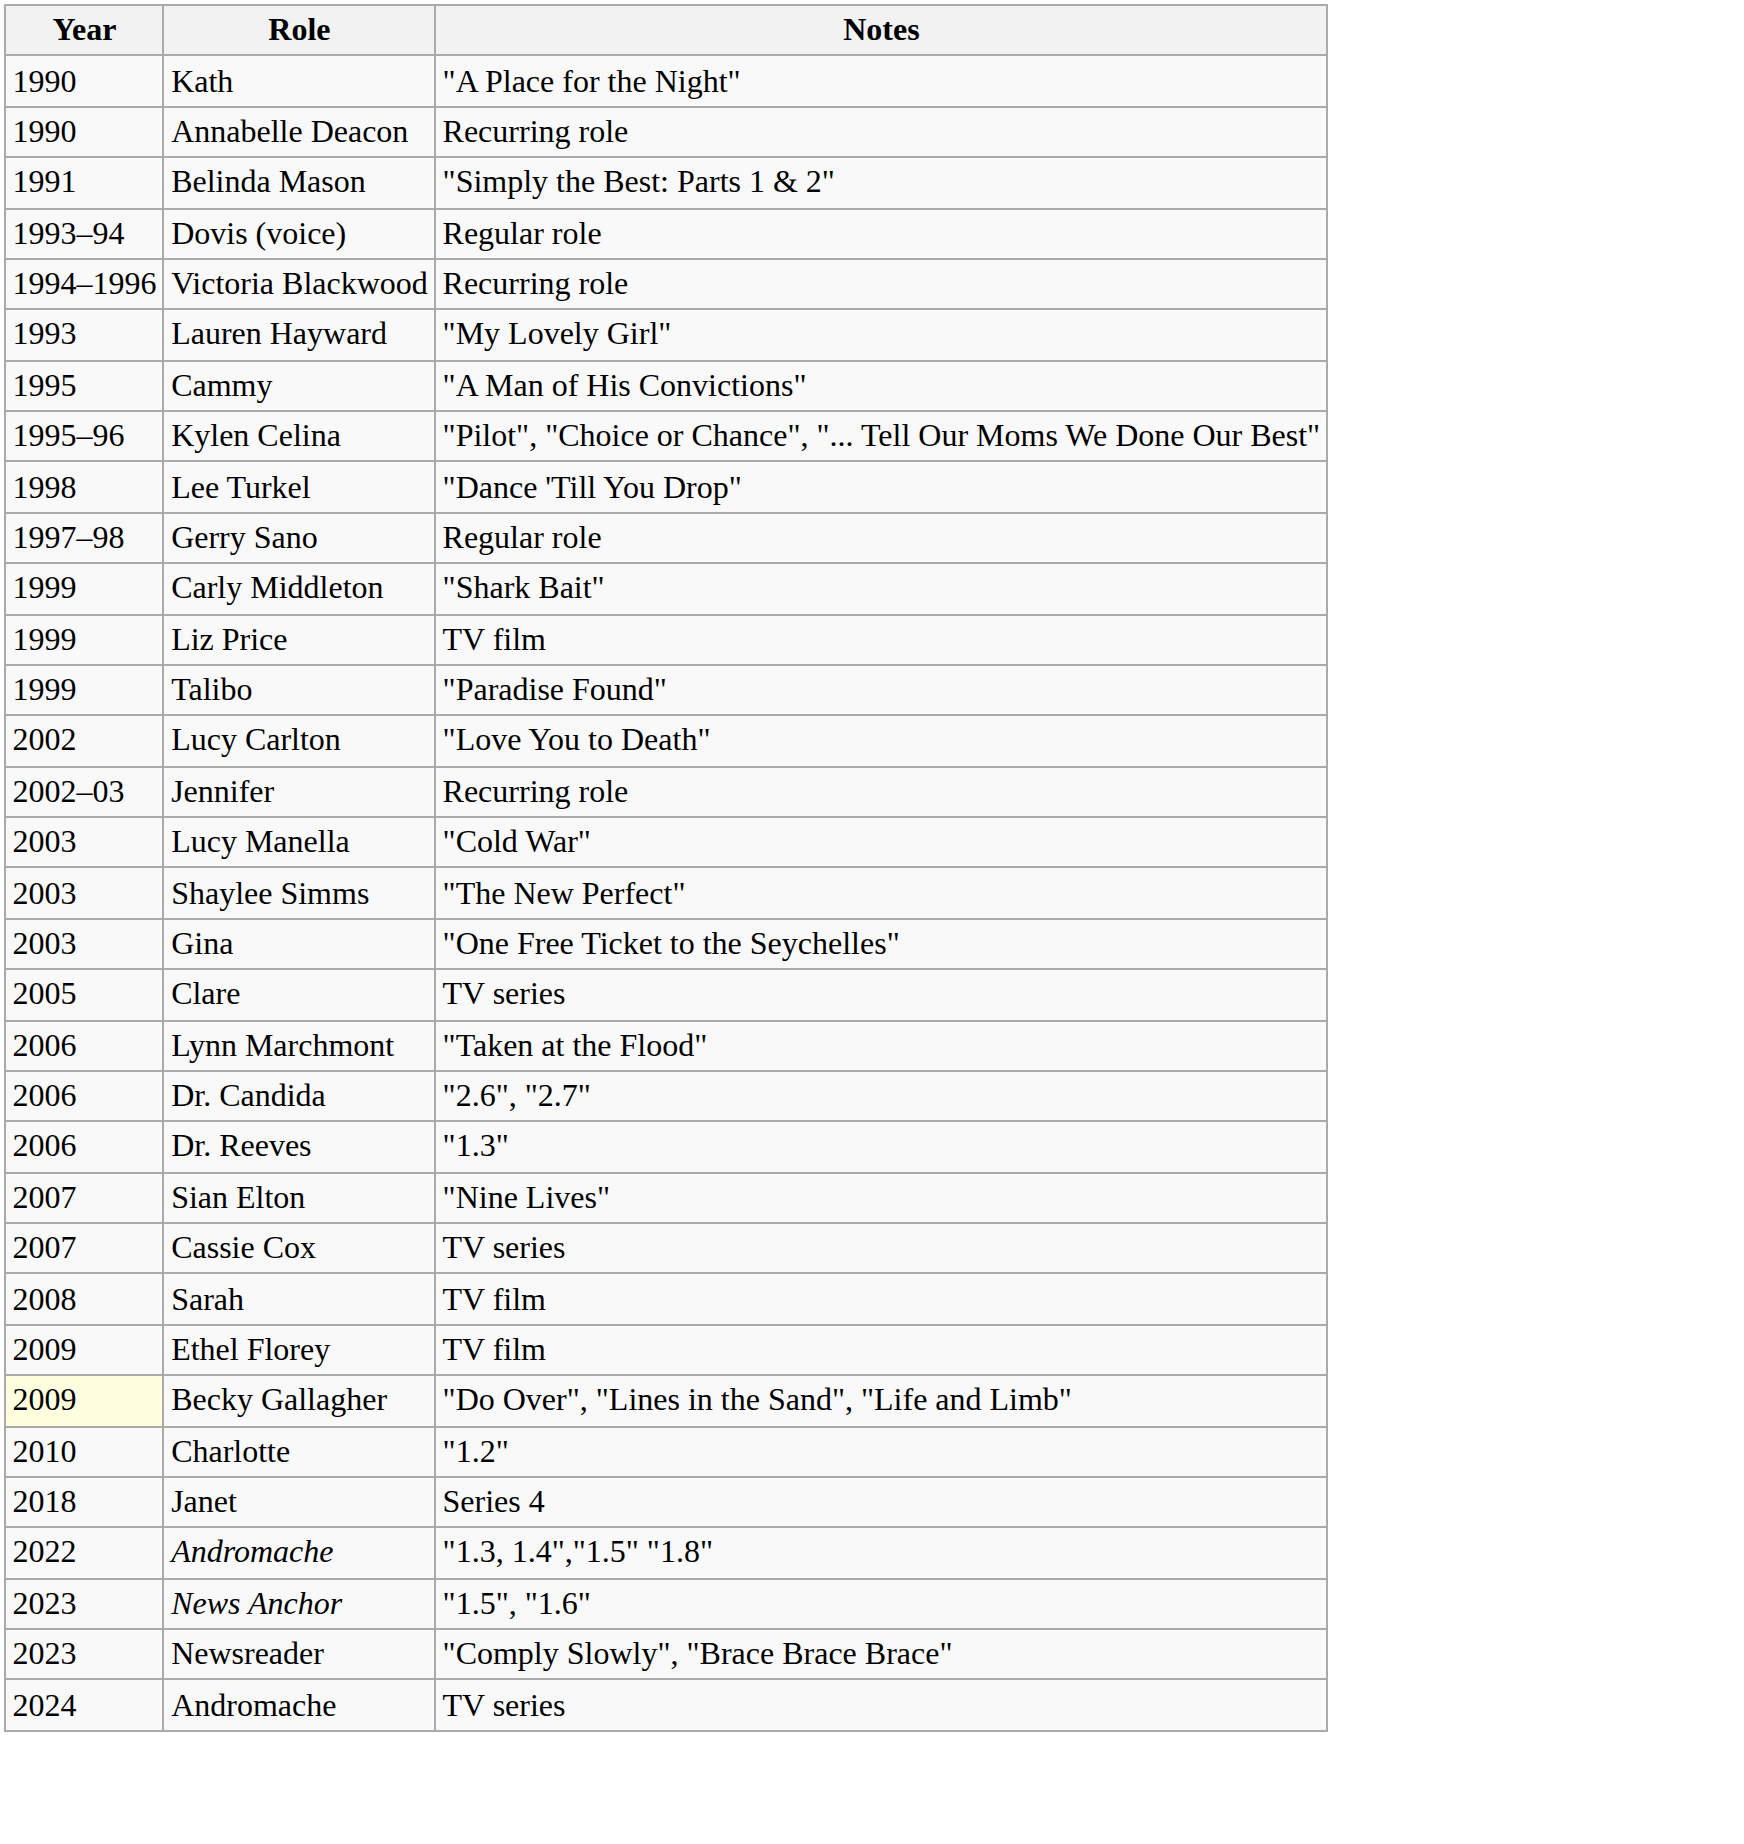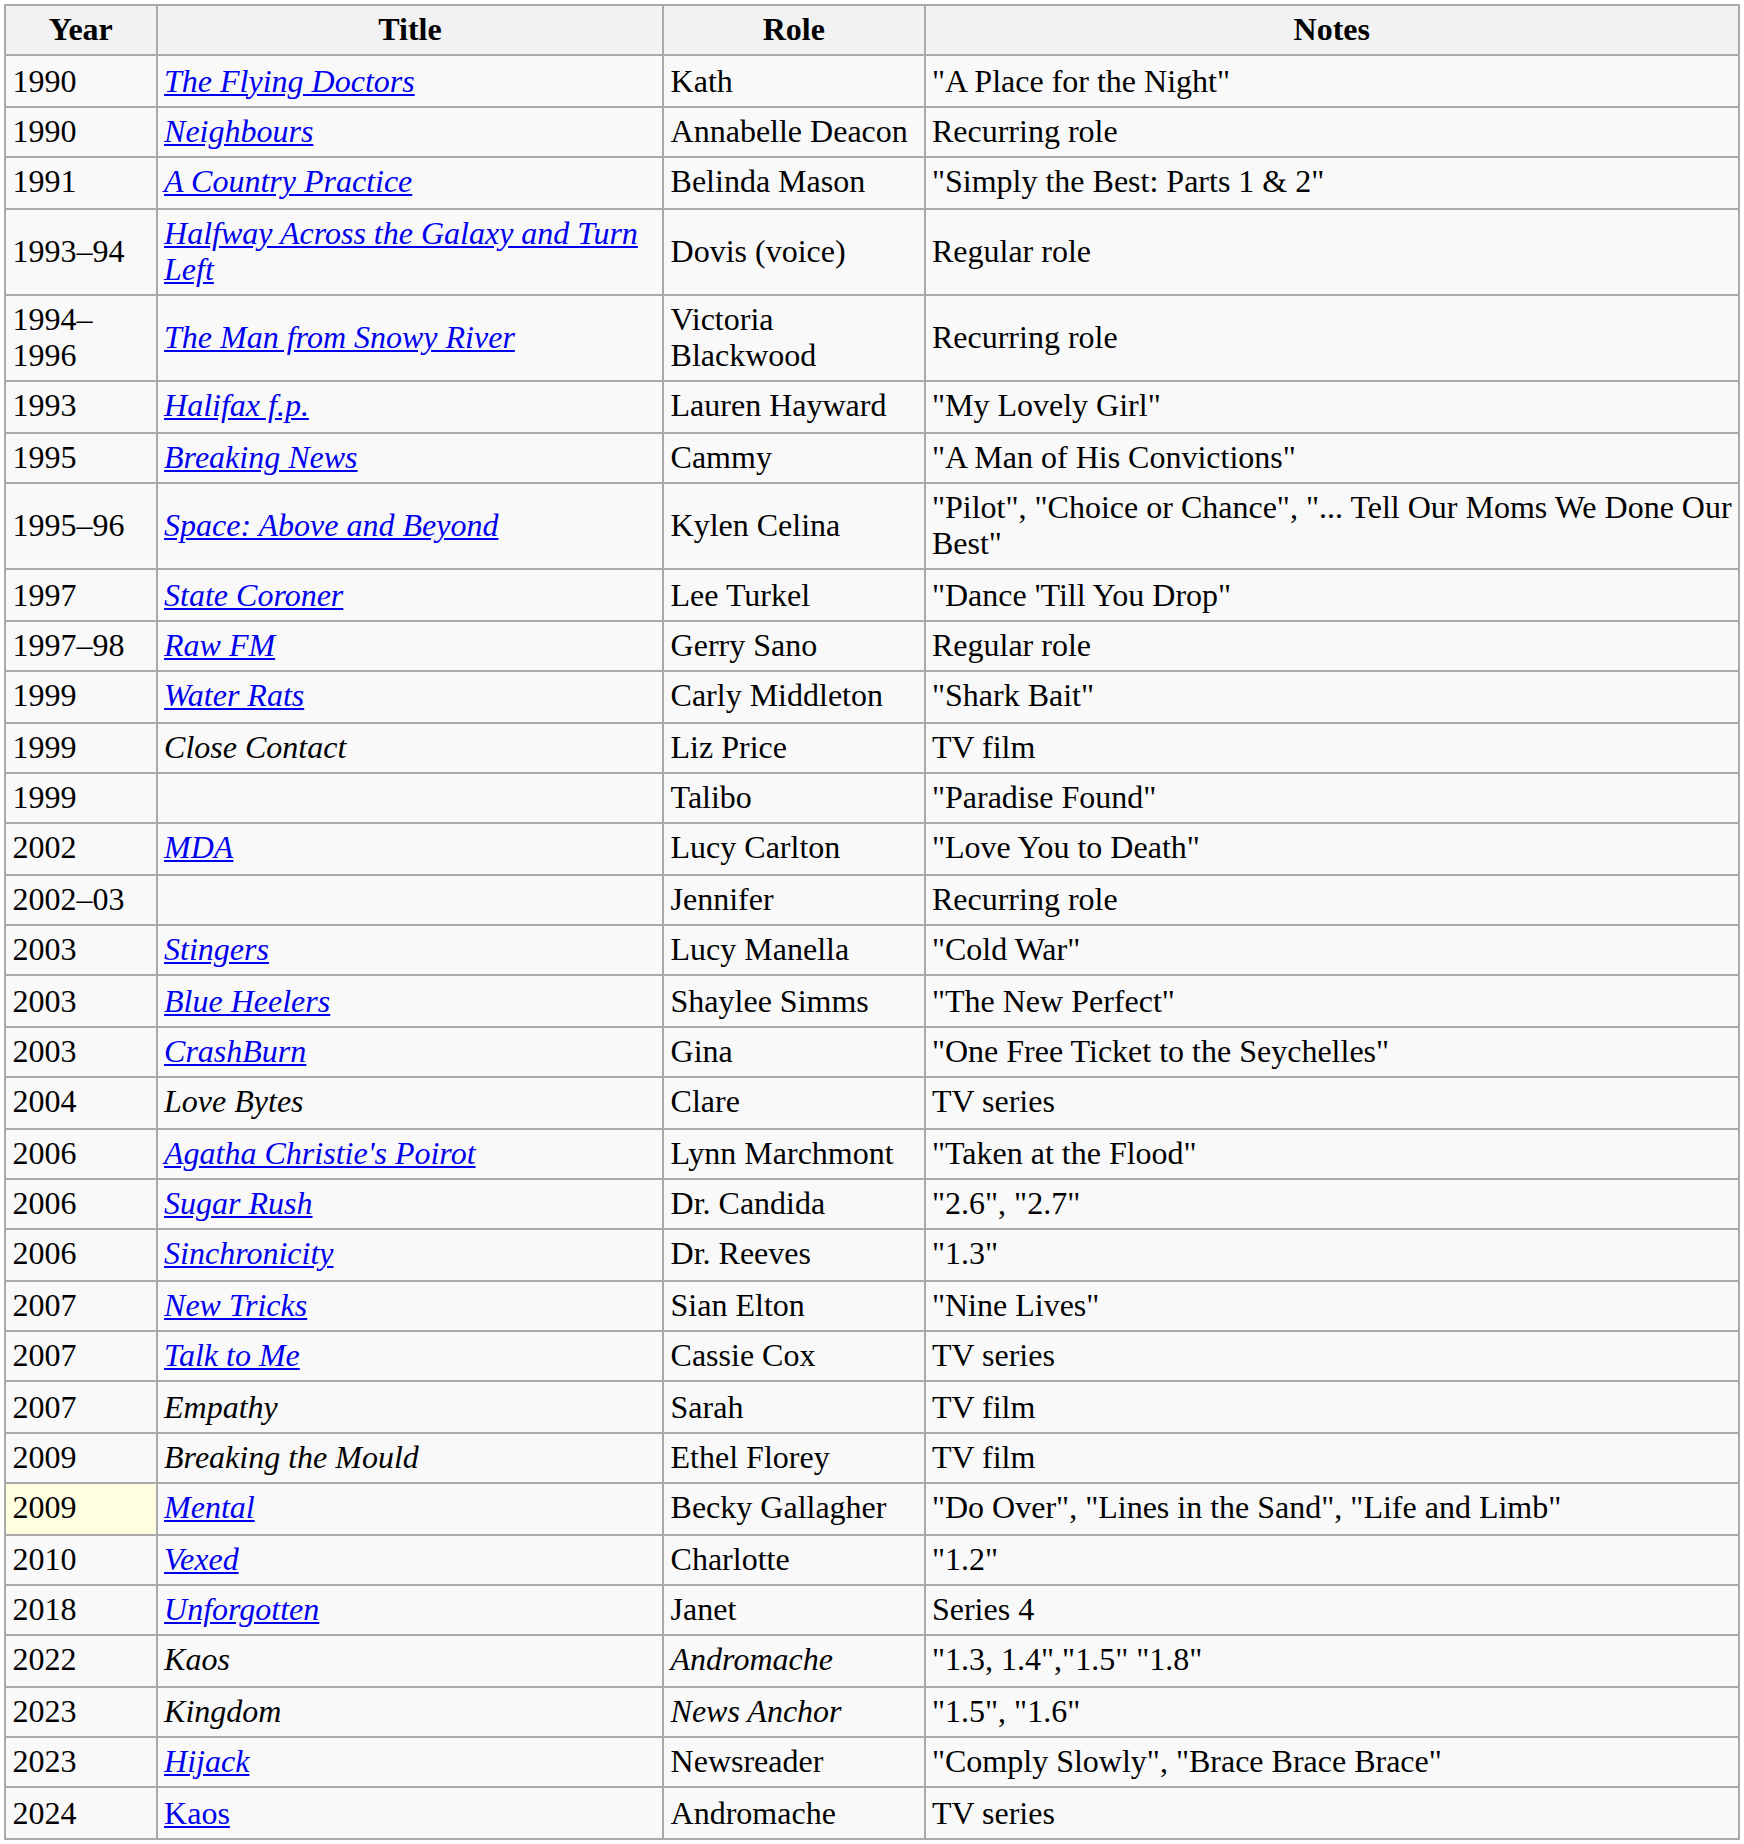+ column: (410, 29)
(44, 486) 1998 -> (44, 594) 1997
(44, 994) 2005 -> (44, 1102) 2004
(44, 1298) 2008 -> (44, 1406) 2007
